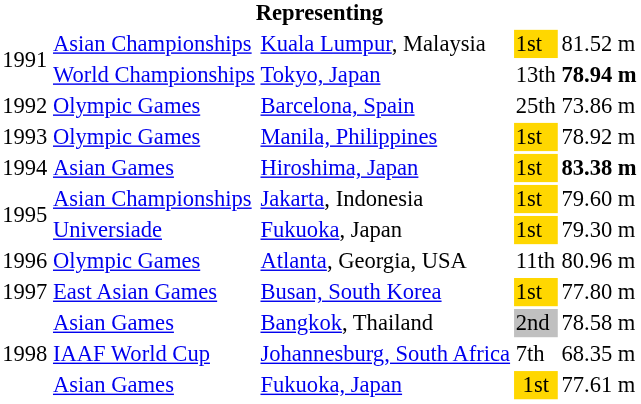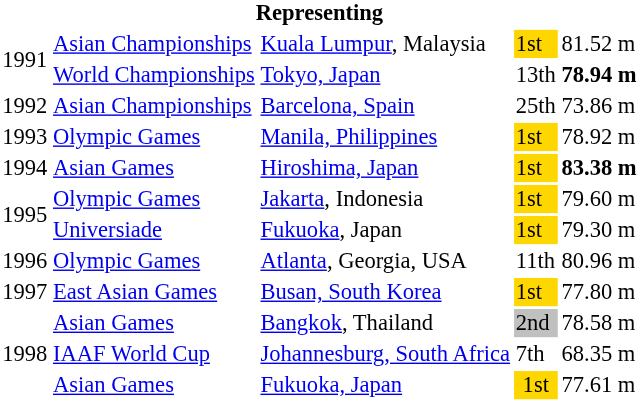(127, 105) Olympic Games -> (152, 105) Asian Championships
(152, 198) Asian Championships -> (127, 198) Olympic Games
